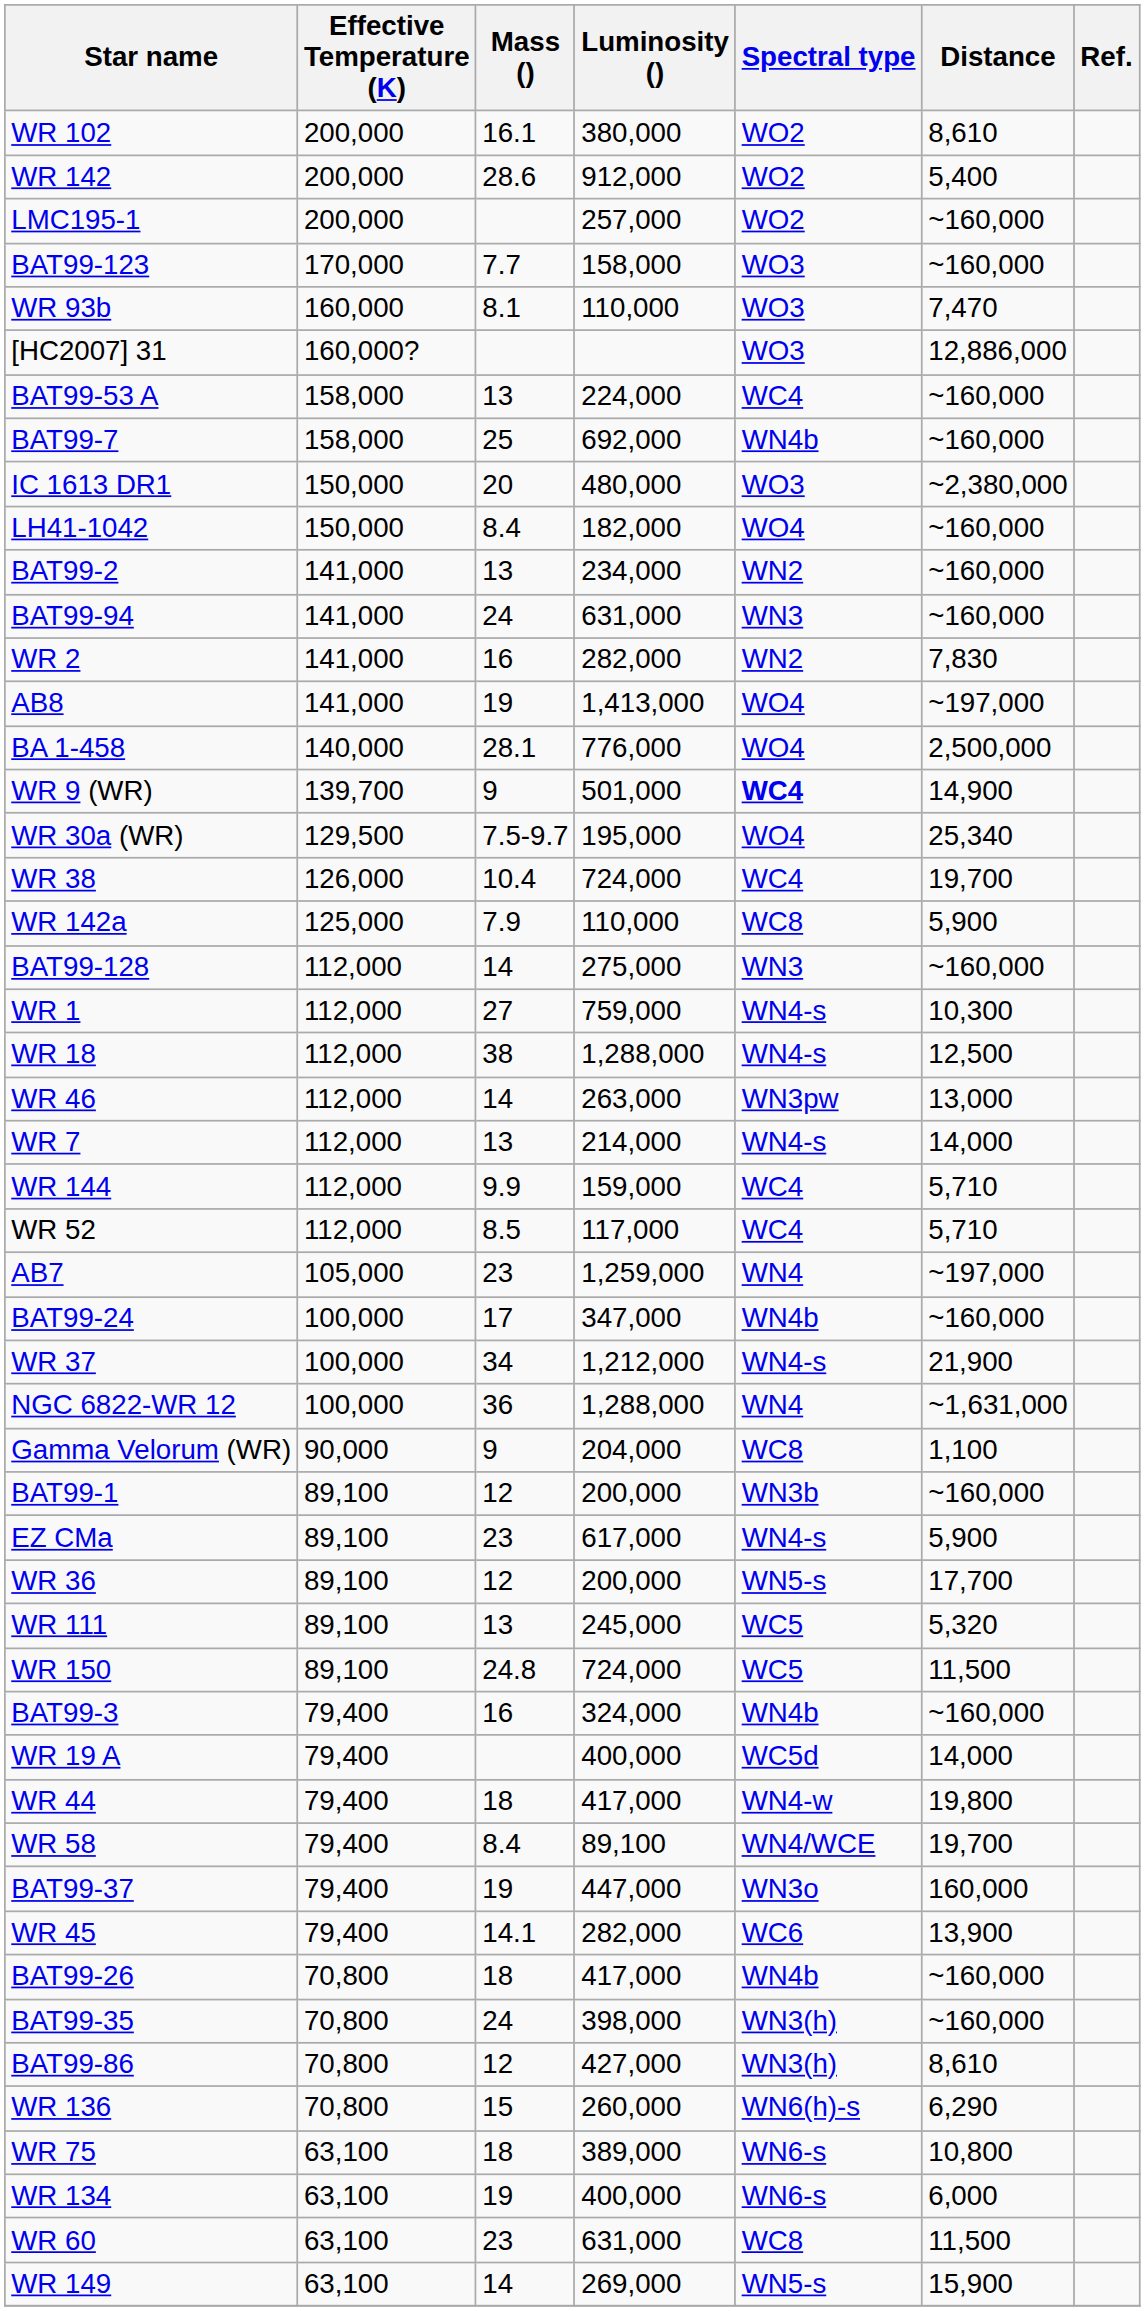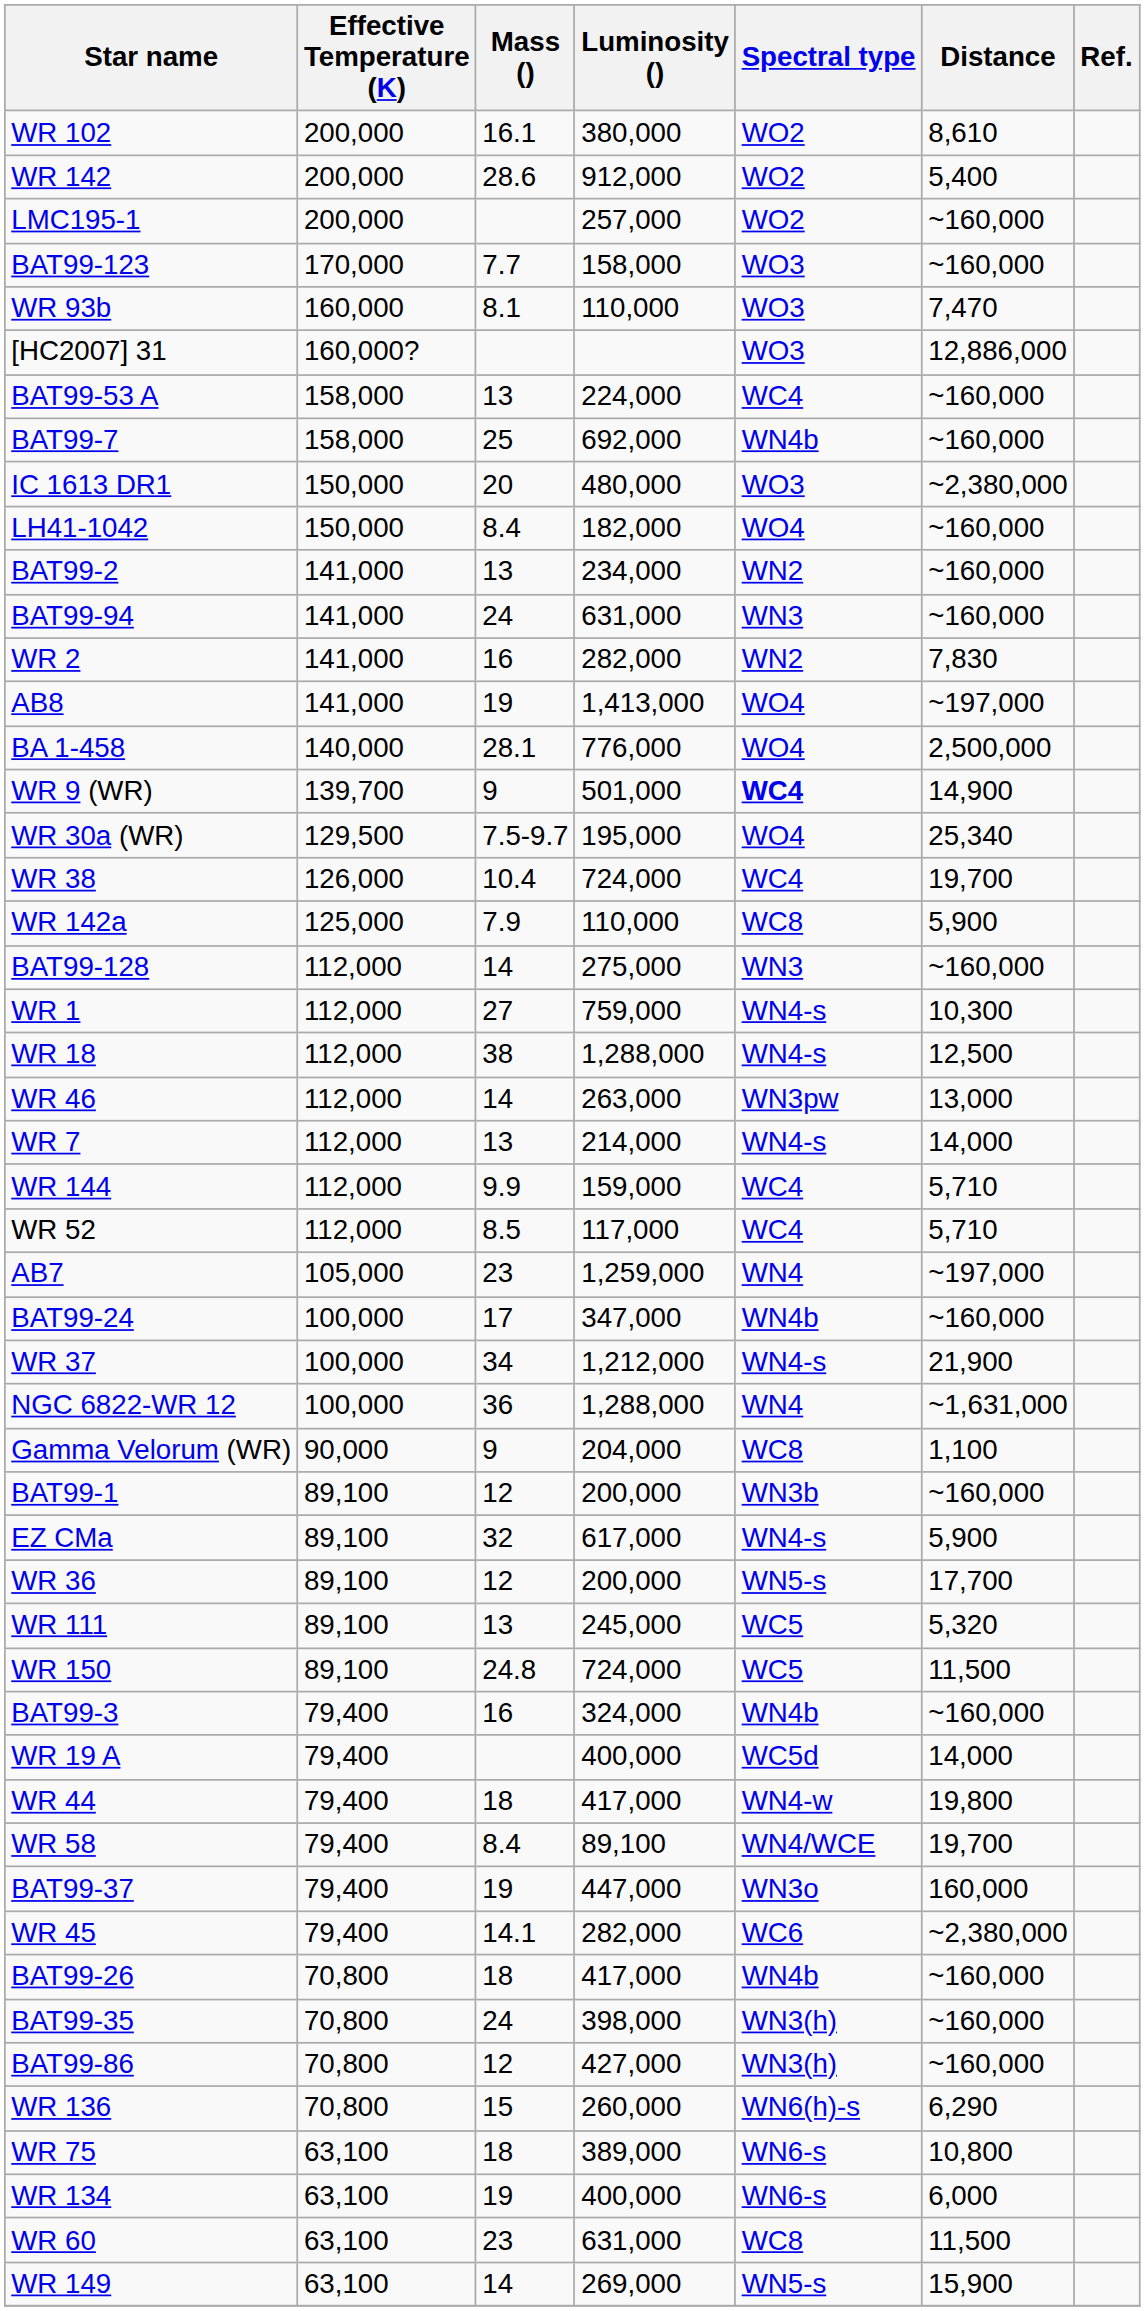(498, 1537) 23 -> (498, 1537) 32
(971, 1932) 13,900 -> (998, 1932) ~2,380,000
(963, 2064) 8,610 -> (986, 2064) ~160,000
